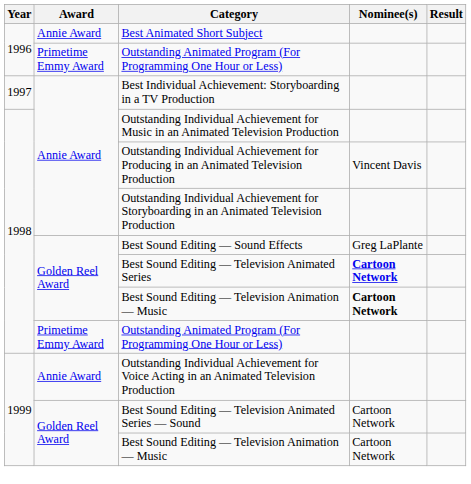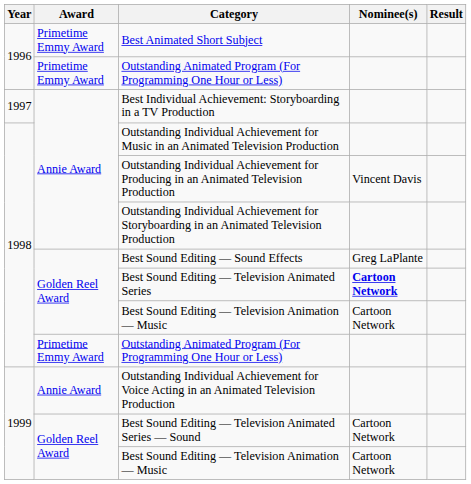(69, 33) Annie Award -> (70, 40) Primetime Emmy Award
(375, 303) bold -> (374, 317) normal
